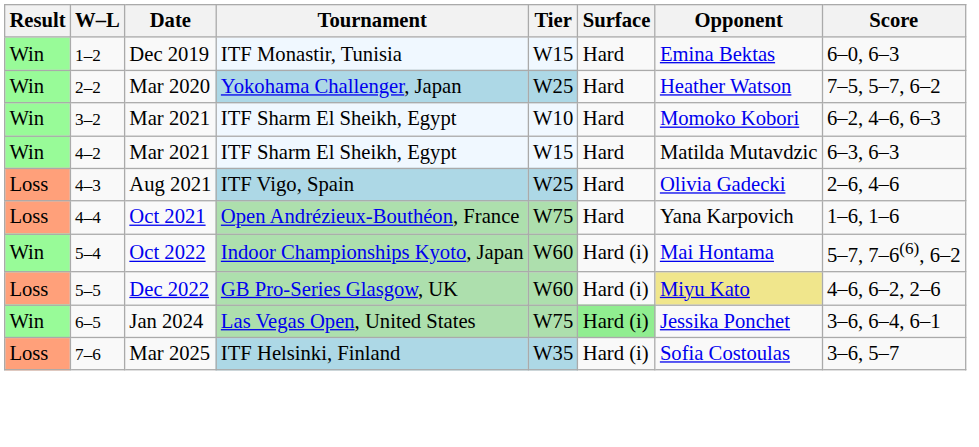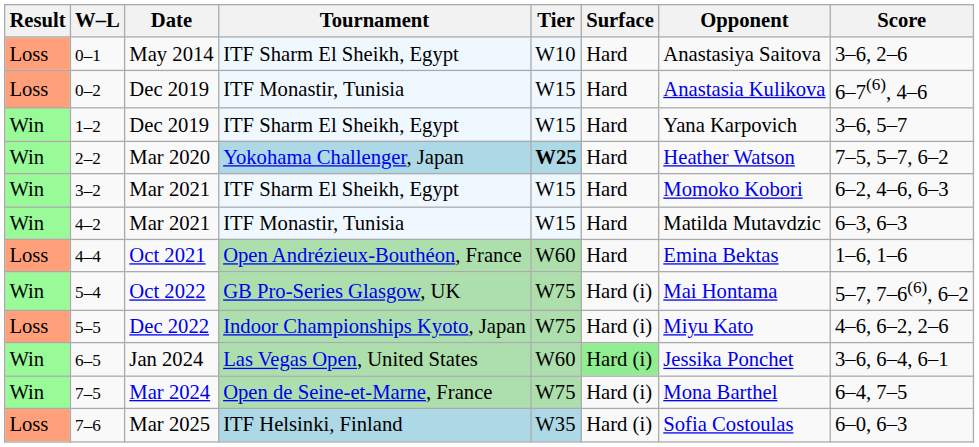+ row: (88, 54)
+ row: (88, 90)
(311, 53) ITF Monastir, Tunisia -> (341, 124) ITF Sharm El Sheikh, Egypt
(717, 53) Emina Bektas -> (730, 124) Yana Karpovich
(863, 53) 6–0, 6–3 -> (871, 124) 3–6, 5–7
(553, 86) normal -> (556, 157) bold
(553, 119) W10 -> (555, 190) W15
(339, 151) ITF Sharm El Sheikh, Egypt -> (314, 222) ITF Monastir, Tunisia
- row: (88, 185)
(553, 217) W75 -> (555, 255) W60
(727, 217) Yana Karpovich -> (721, 255) Emina Bektas
(372, 252) Indoor Championships Kyoto, Japan -> (342, 291) GB Pro-Series Glasgow, UK
(553, 252) W60 -> (555, 291) W75
(339, 288) GB Pro-Series Glasgow, UK -> (374, 326) Indoor Championships Kyoto, Japan
(553, 288) W60 -> (555, 326) W75
(705, 288) khaki background -> (708, 326) no background
(553, 321) W75 -> (555, 359) W60
+ row: (88, 393)
(863, 353) 3–6, 5–7 -> (871, 424) 6–0, 6–3
